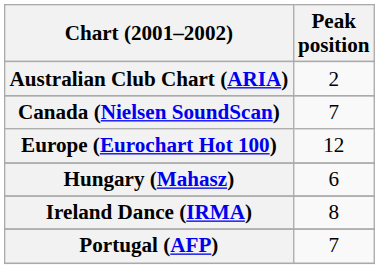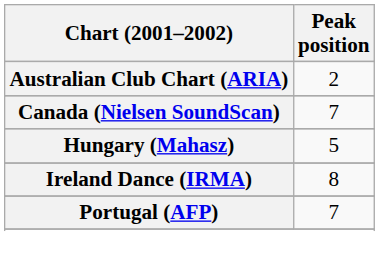- row: (149, 145)
(334, 178) 6 -> (334, 145) 5
